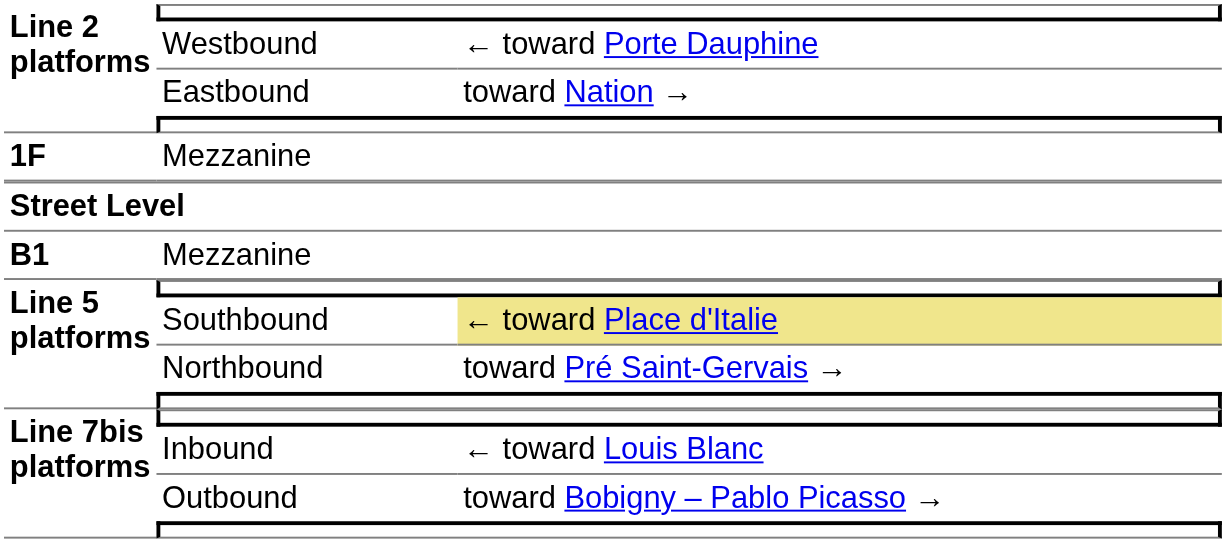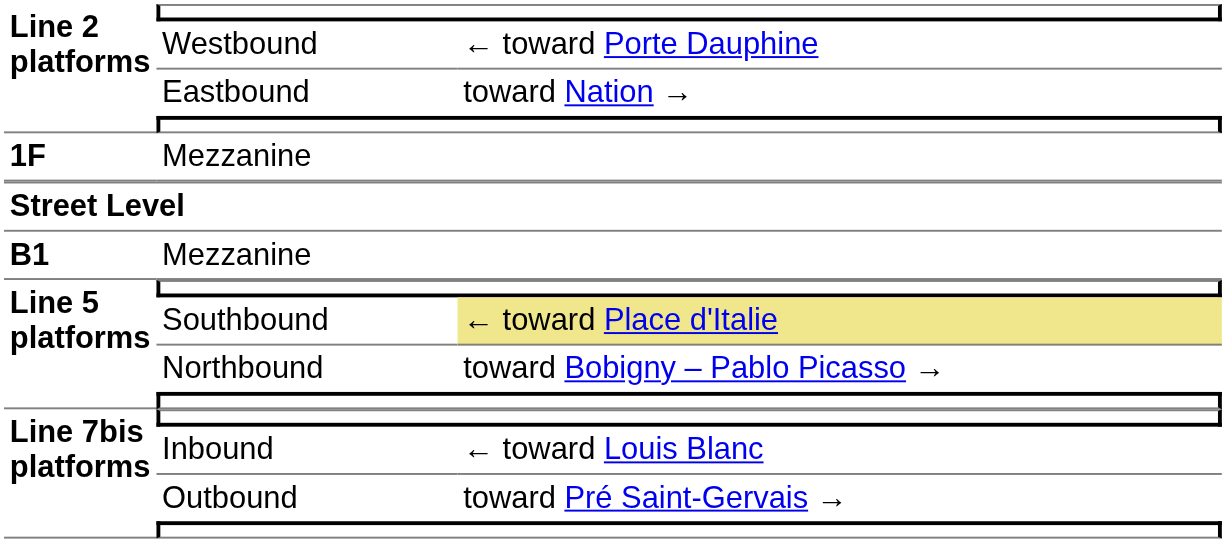(655, 368) toward Pré Saint-Gervais → -> (704, 368) toward Bobigny – Pablo Picasso →
(704, 497) toward Bobigny – Pablo Picasso → -> (655, 497) toward Pré Saint-Gervais →
